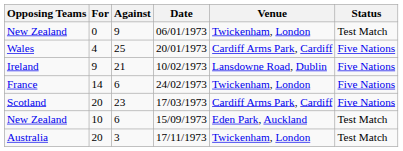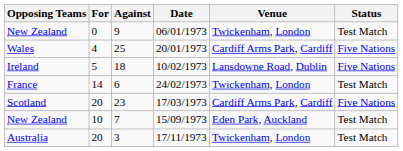(94, 66) 9 -> (94, 66) 5
(120, 66) 21 -> (120, 66) 18
(366, 84) Five Nations -> (363, 84) Test Match
(117, 119) 6 -> (117, 119) 7
